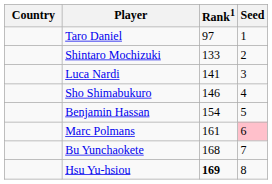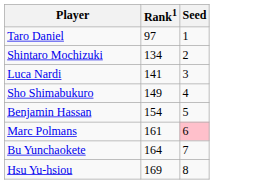- column: (33, 15)
(211, 55) 133 -> (153, 55) 134
(211, 93) 146 -> (153, 93) 149
(211, 150) 168 -> (153, 150) 164
(211, 169) bold -> (153, 169) normal
